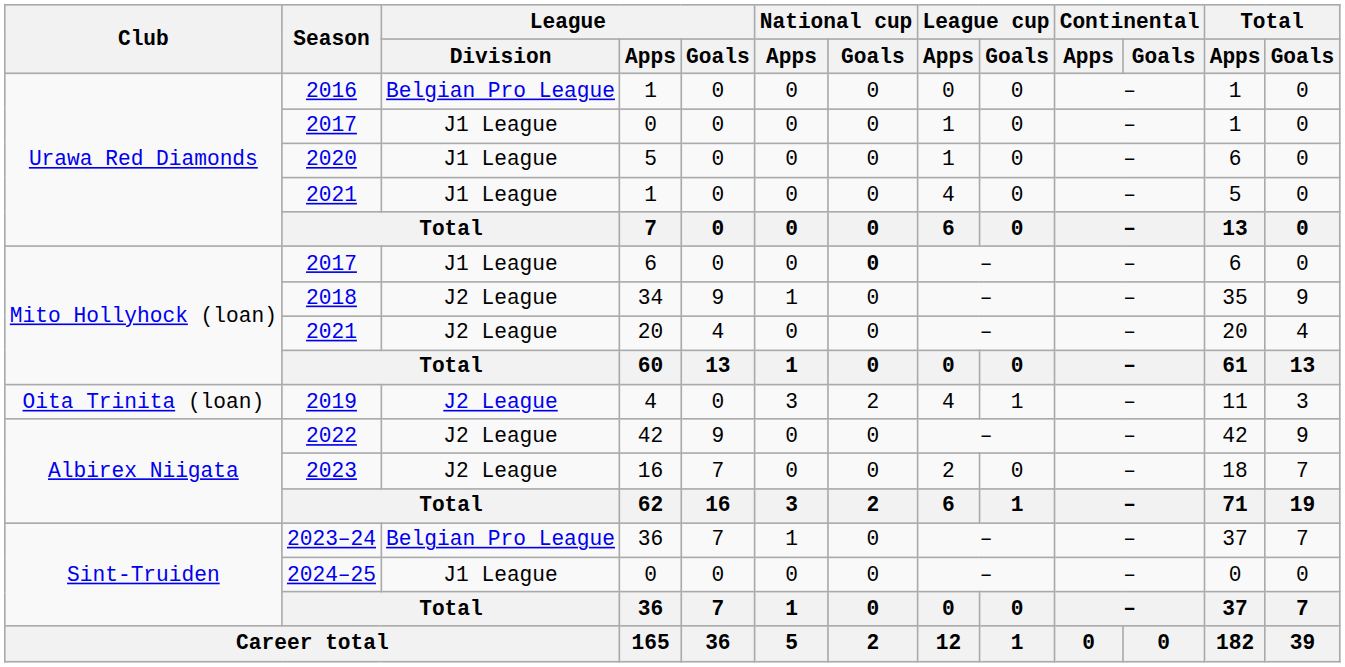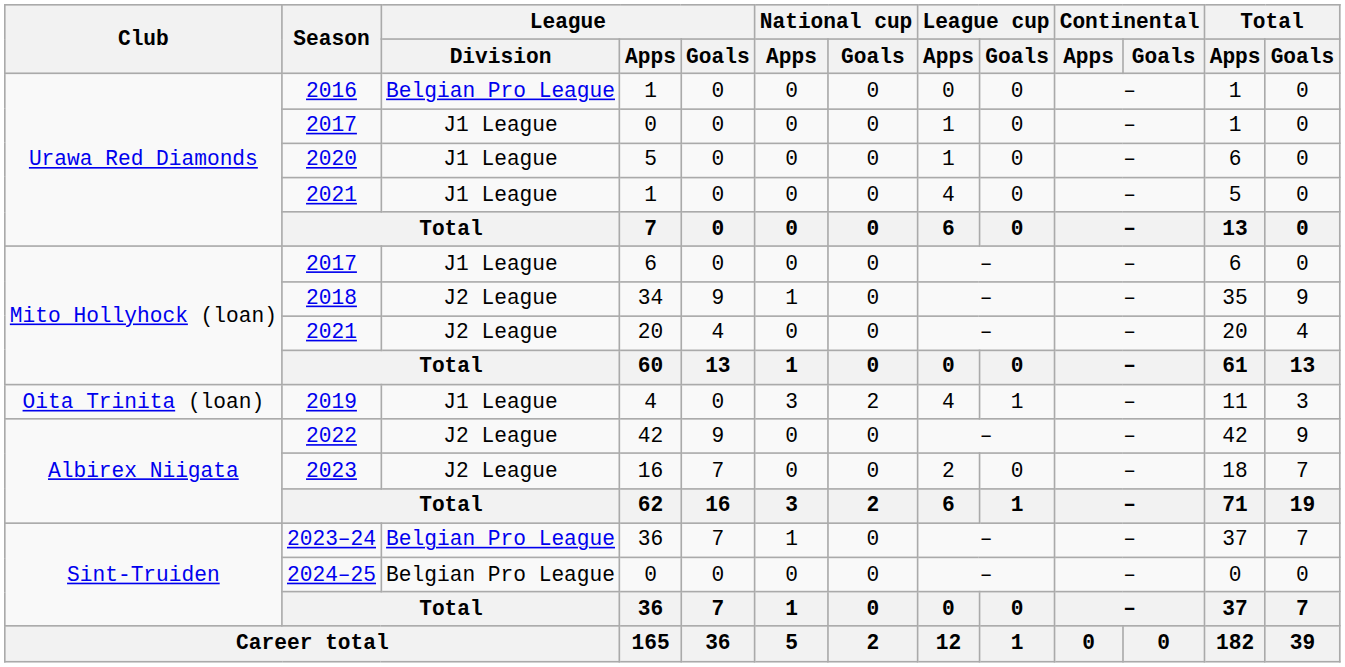(873, 264) bold -> (873, 264) normal
(501, 402) J2 League -> (501, 402) J1 League
(501, 575) J1 League -> (501, 575) Belgian Pro League
